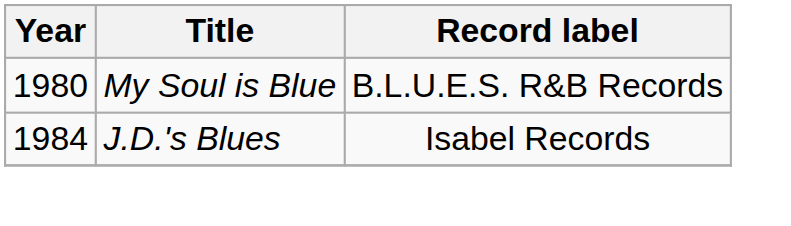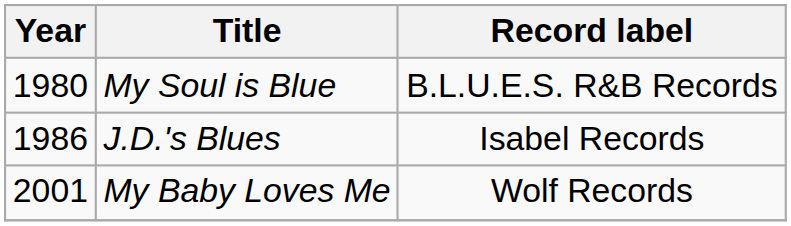(50, 138) 1984 -> (50, 138) 1986
+ row: (247, 191)
